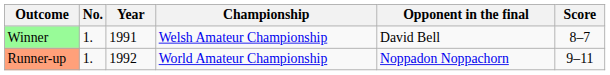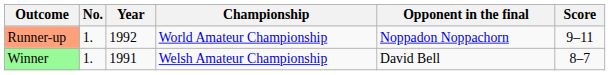rows swapped: (28, 37) <-> (37, 59)
